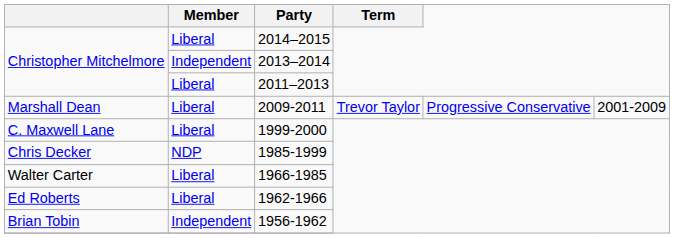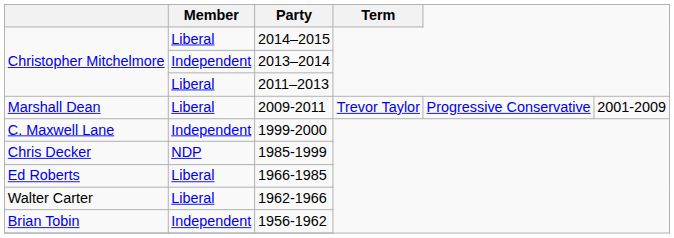(193, 130) Liberal -> (211, 130) Independent
(50, 175) Walter Carter -> (44, 175) Ed Roberts
(44, 198) Ed Roberts -> (50, 198) Walter Carter
